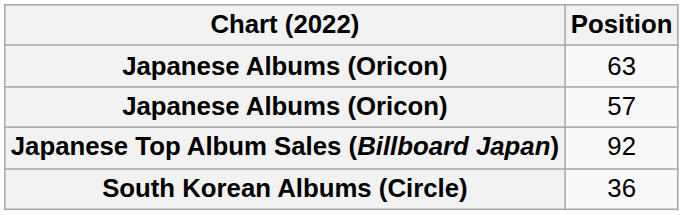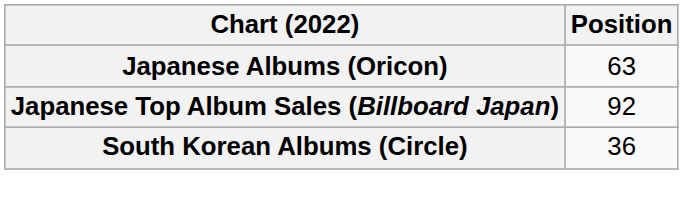- row: (622, 106)
